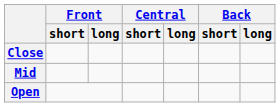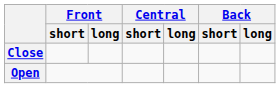- row: (25, 73)
